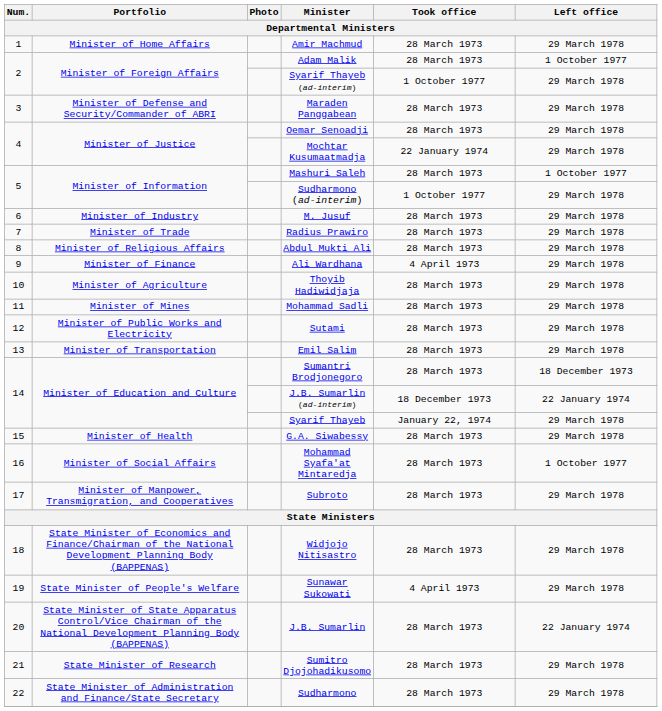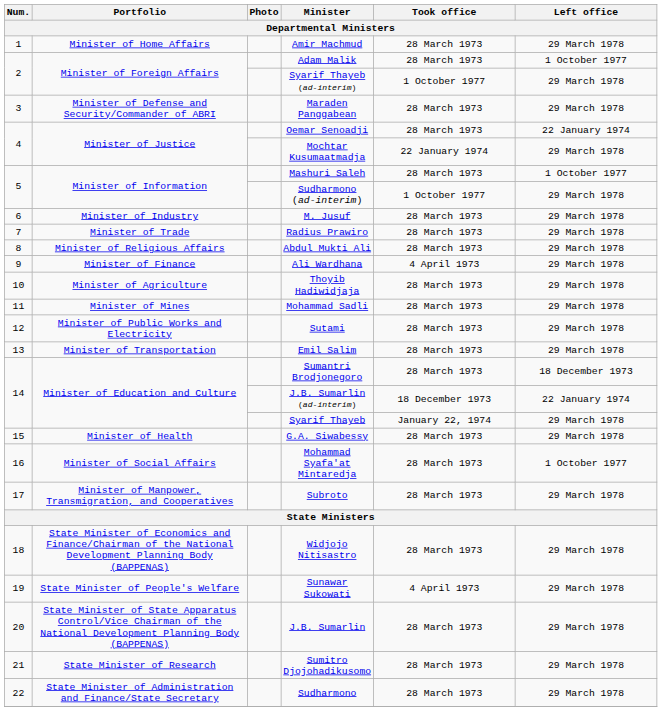(586, 130) 29 March 1978 -> (586, 130) 22 January 1974
(586, 627) 22 January 1974 -> (586, 627) 29 March 1978
